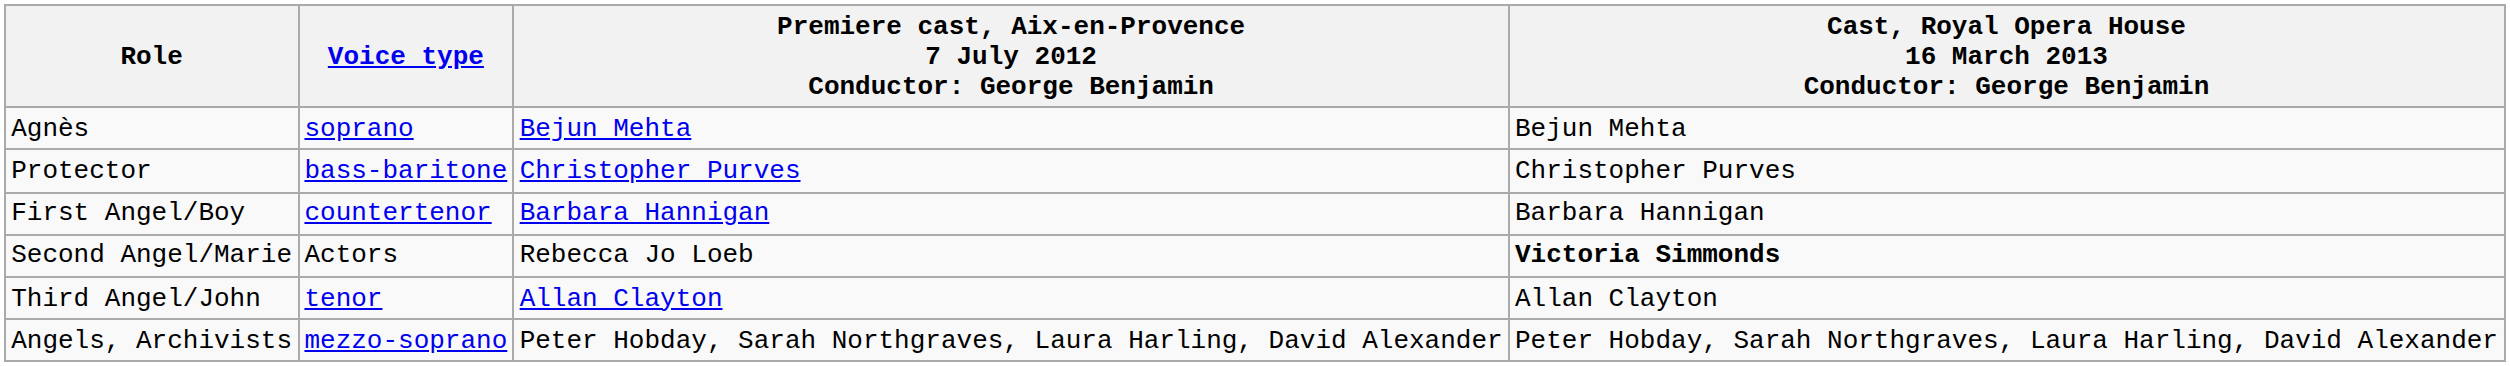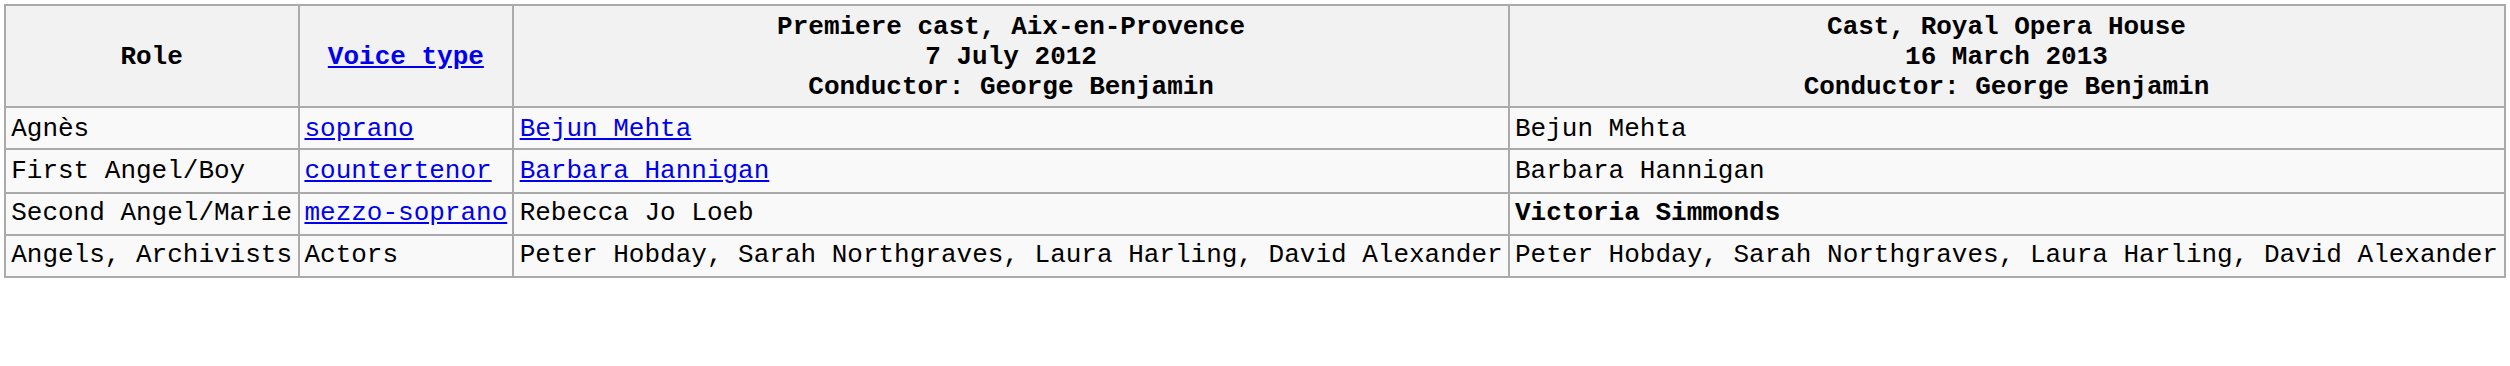- row: (81, 171)
(351, 256) Actors -> (406, 213) mezzo-soprano
- row: (136, 298)
(406, 340) mezzo-soprano -> (351, 256) Actors
